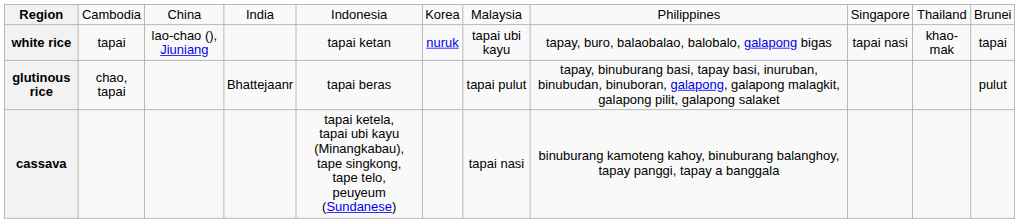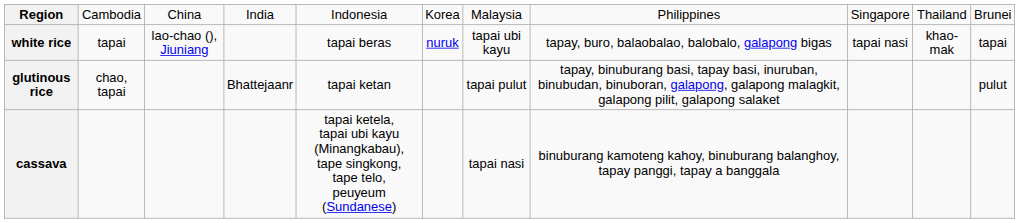(359, 42) tapai ketan -> (359, 42) tapai beras
(359, 85) tapai beras -> (359, 85) tapai ketan
